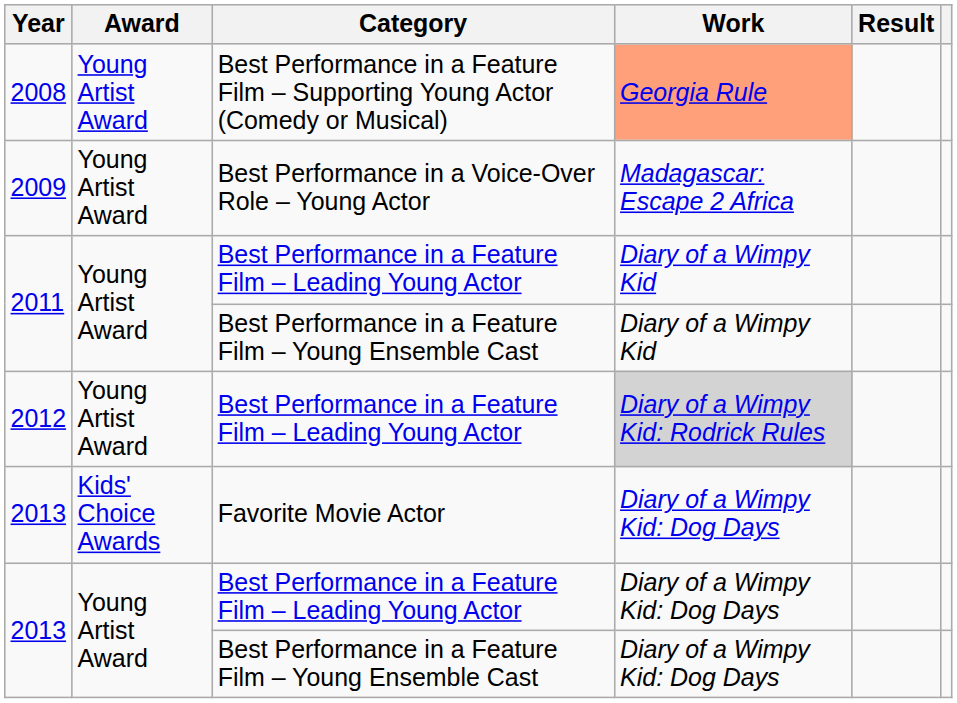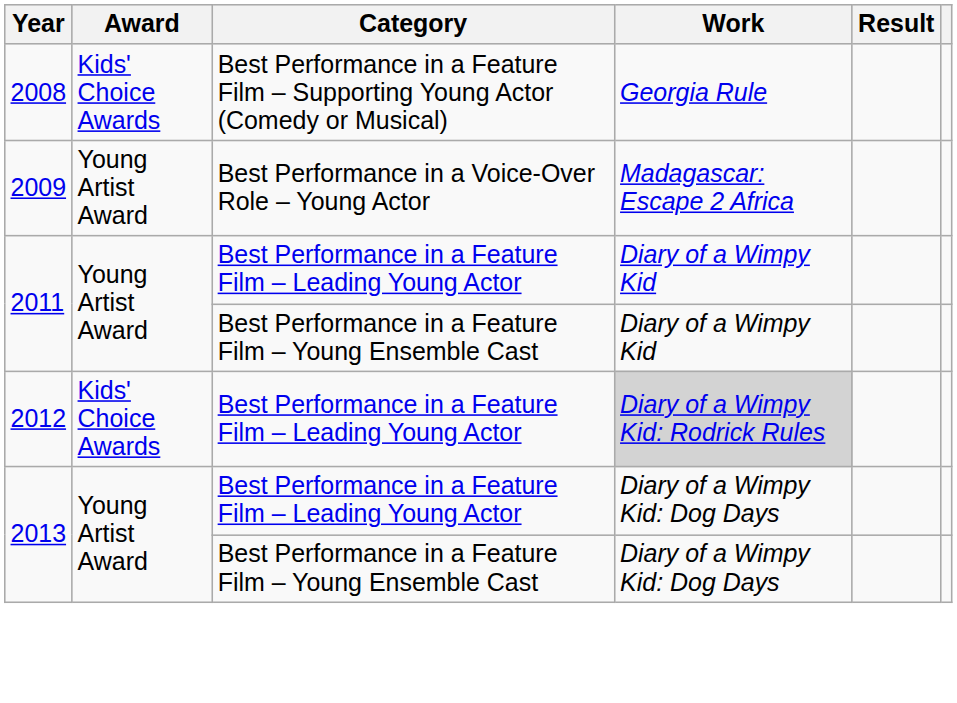(113, 91) Young Artist Award -> (119, 91) Kids' Choice Awards
(694, 91) lightsalmon background -> (694, 91) no background
(113, 418) Young Artist Award -> (119, 418) Kids' Choice Awards
- row: (38, 514)
